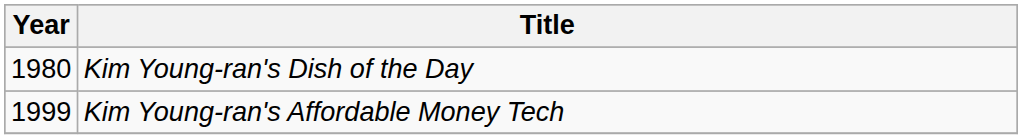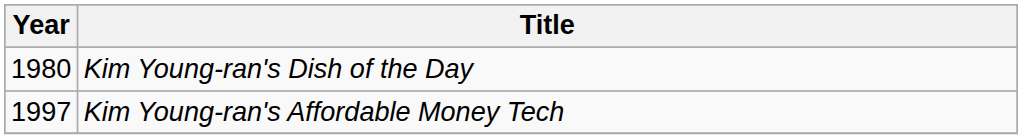(41, 111) 1999 -> (41, 111) 1997
